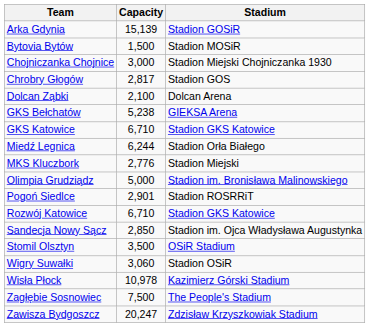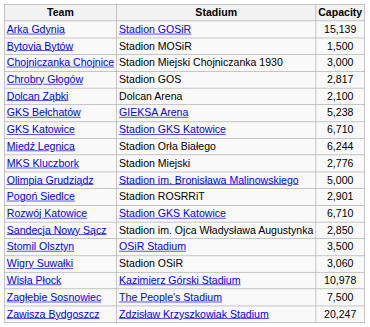columns swapped: (265, 12) <-> (141, 12)
